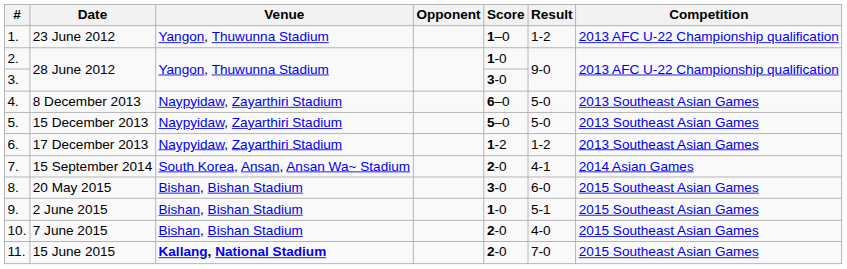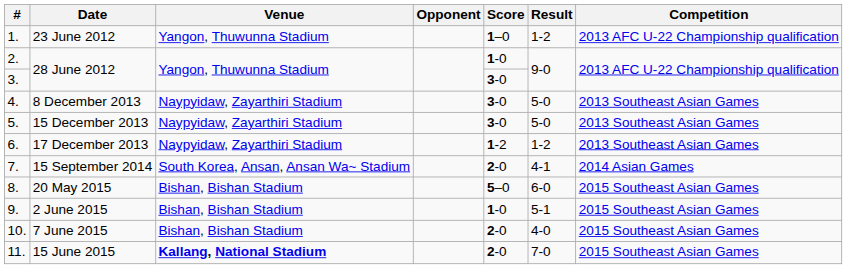(498, 101) 6–0 -> (497, 101) 3-0
(498, 123) 5–0 -> (497, 123) 3-0
(497, 187) 3-0 -> (498, 187) 5–0
